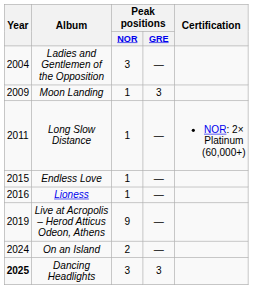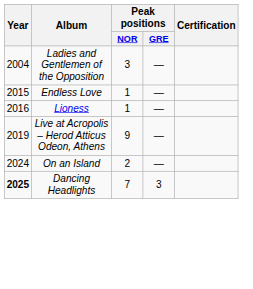- row: (72, 92)
- row: (72, 135)
(127, 271) 3 -> (127, 185) 7
